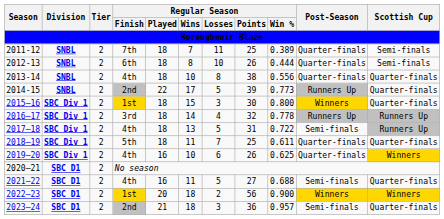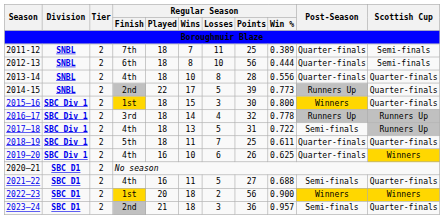(251, 63) 26 -> (251, 63) 56
(251, 77) 38 -> (251, 77) 28
